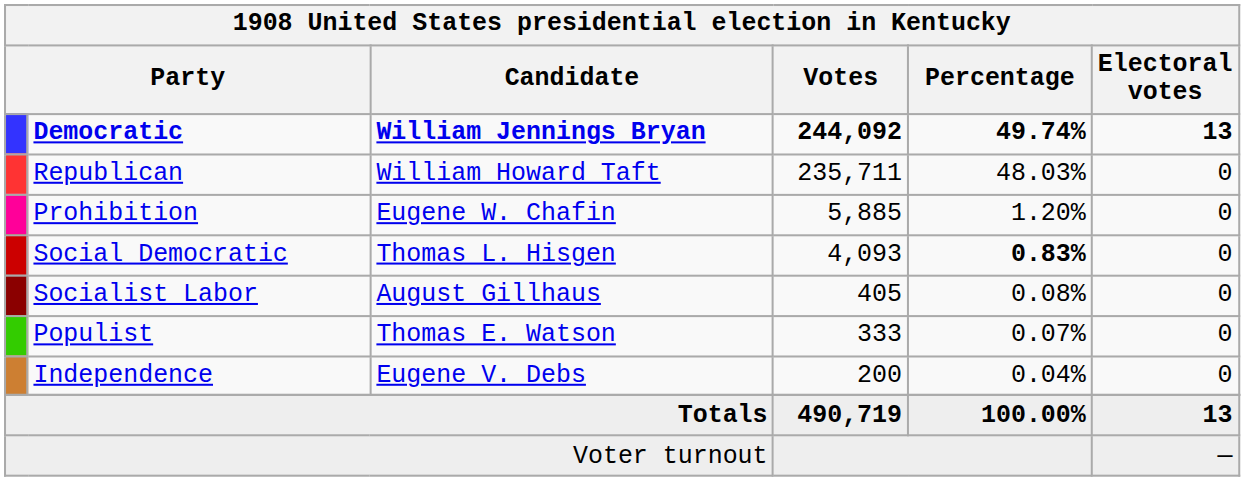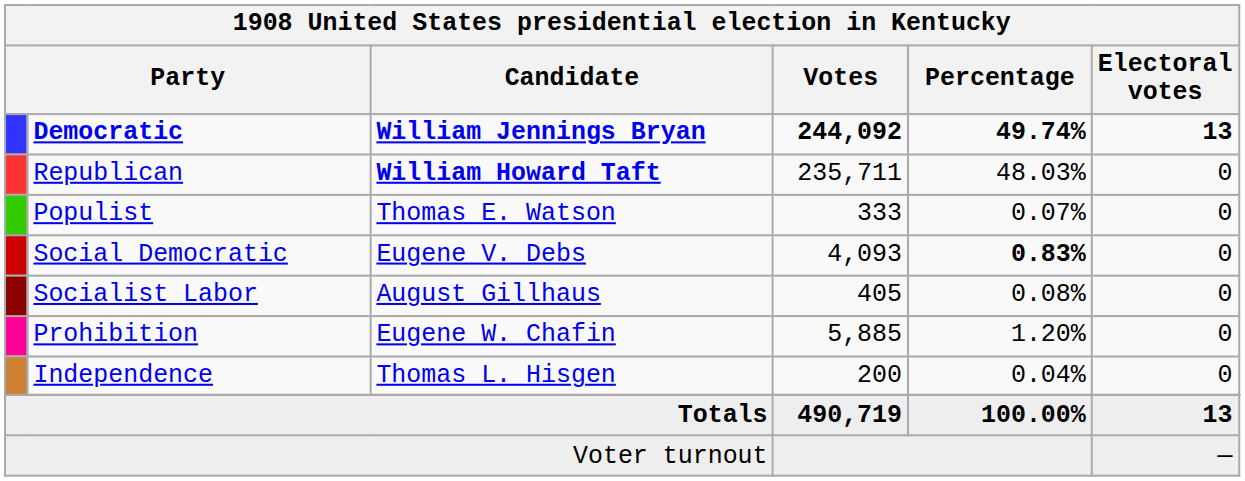(519, 175) normal -> (519, 175) bold
rows swapped: (116, 215) <-> (93, 336)
(496, 255) Thomas L. Hisgen -> (481, 255) Eugene V. Debs
(481, 376) Eugene V. Debs -> (496, 376) Thomas L. Hisgen
